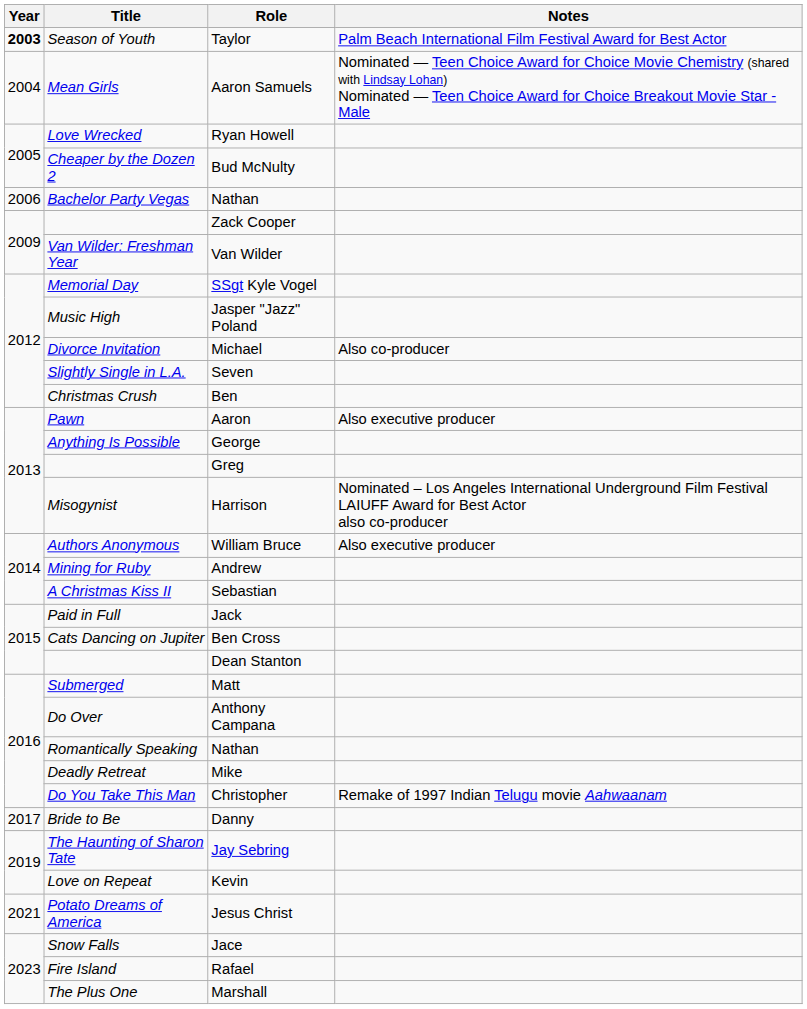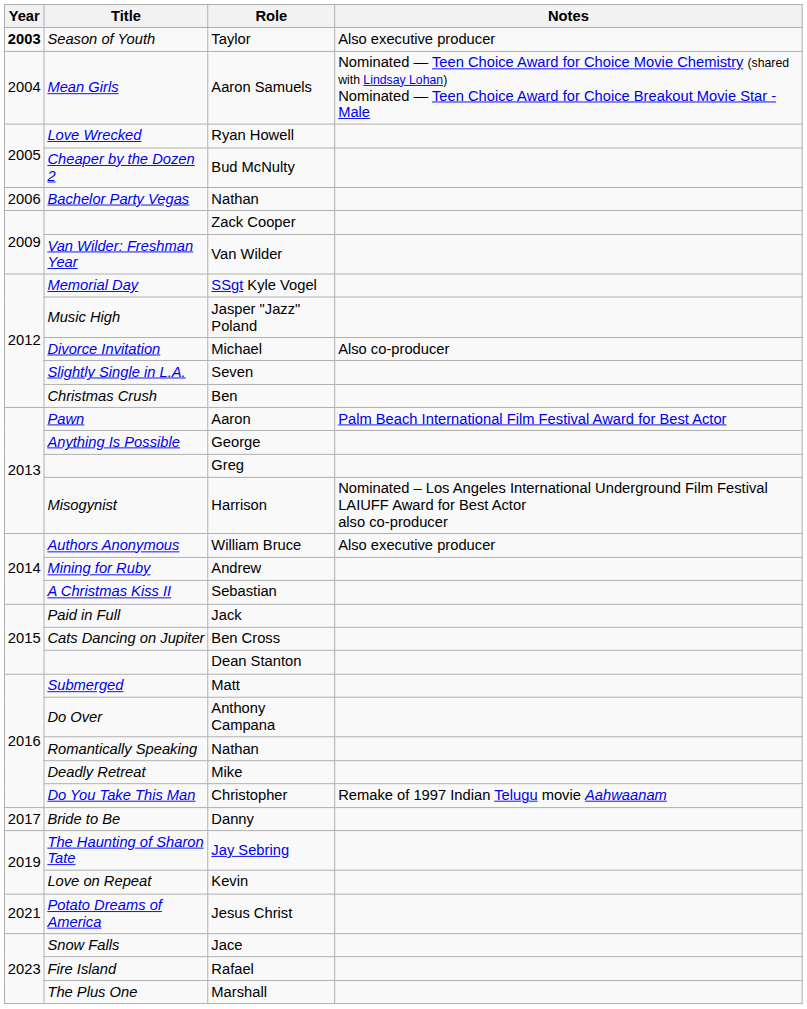(532, 39) Palm Beach International Film Festival Award for Best Actor -> (417, 39) Also executive producer
(417, 419) Also executive producer -> (532, 419) Palm Beach International Film Festival Award for Best Actor
